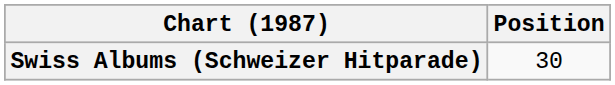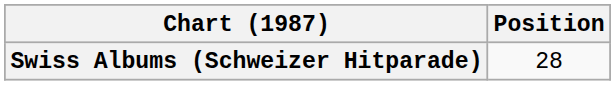(549, 61) 30 -> (549, 61) 28
